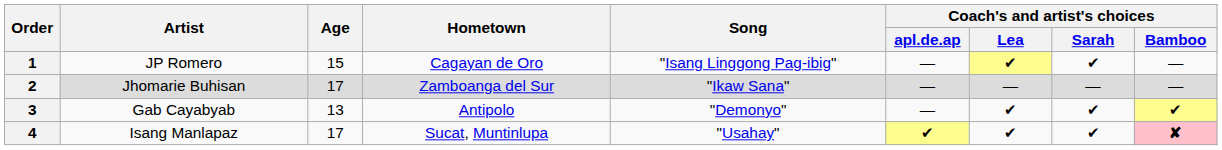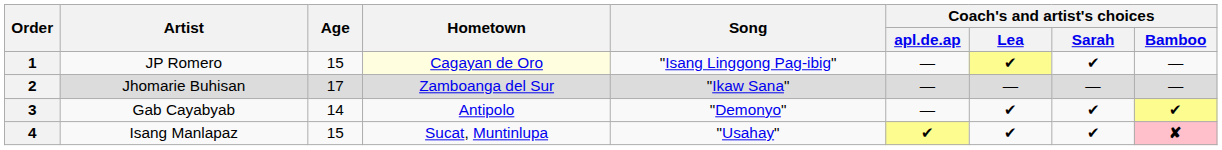(487, 63) no background -> (487, 63) lightyellow background
(335, 110) 13 -> (335, 110) 14
(335, 133) 17 -> (335, 133) 15
